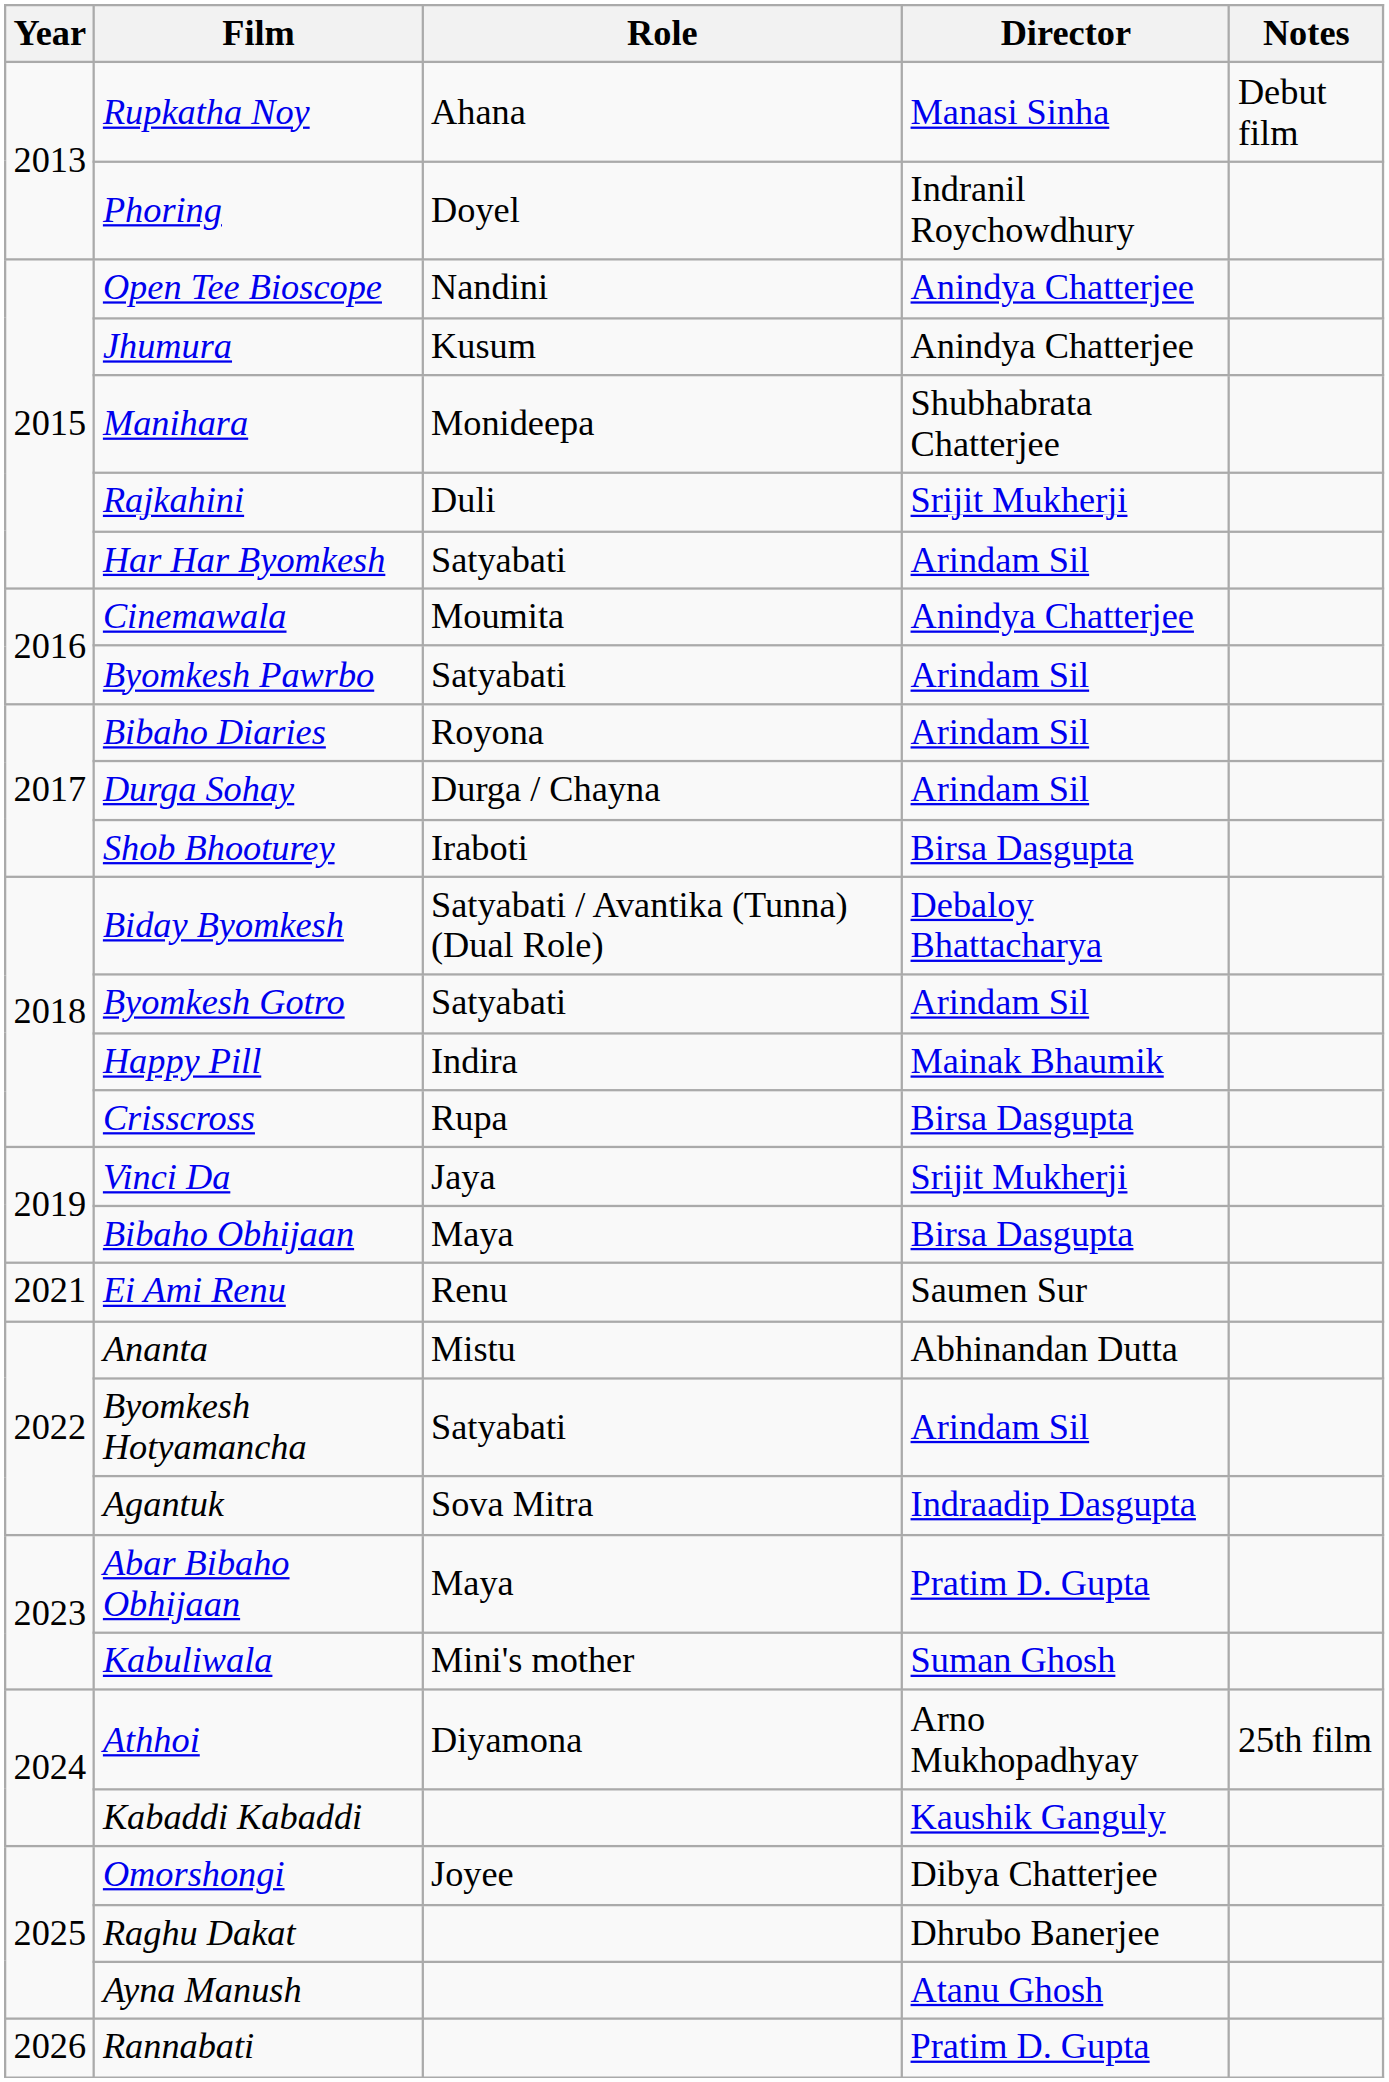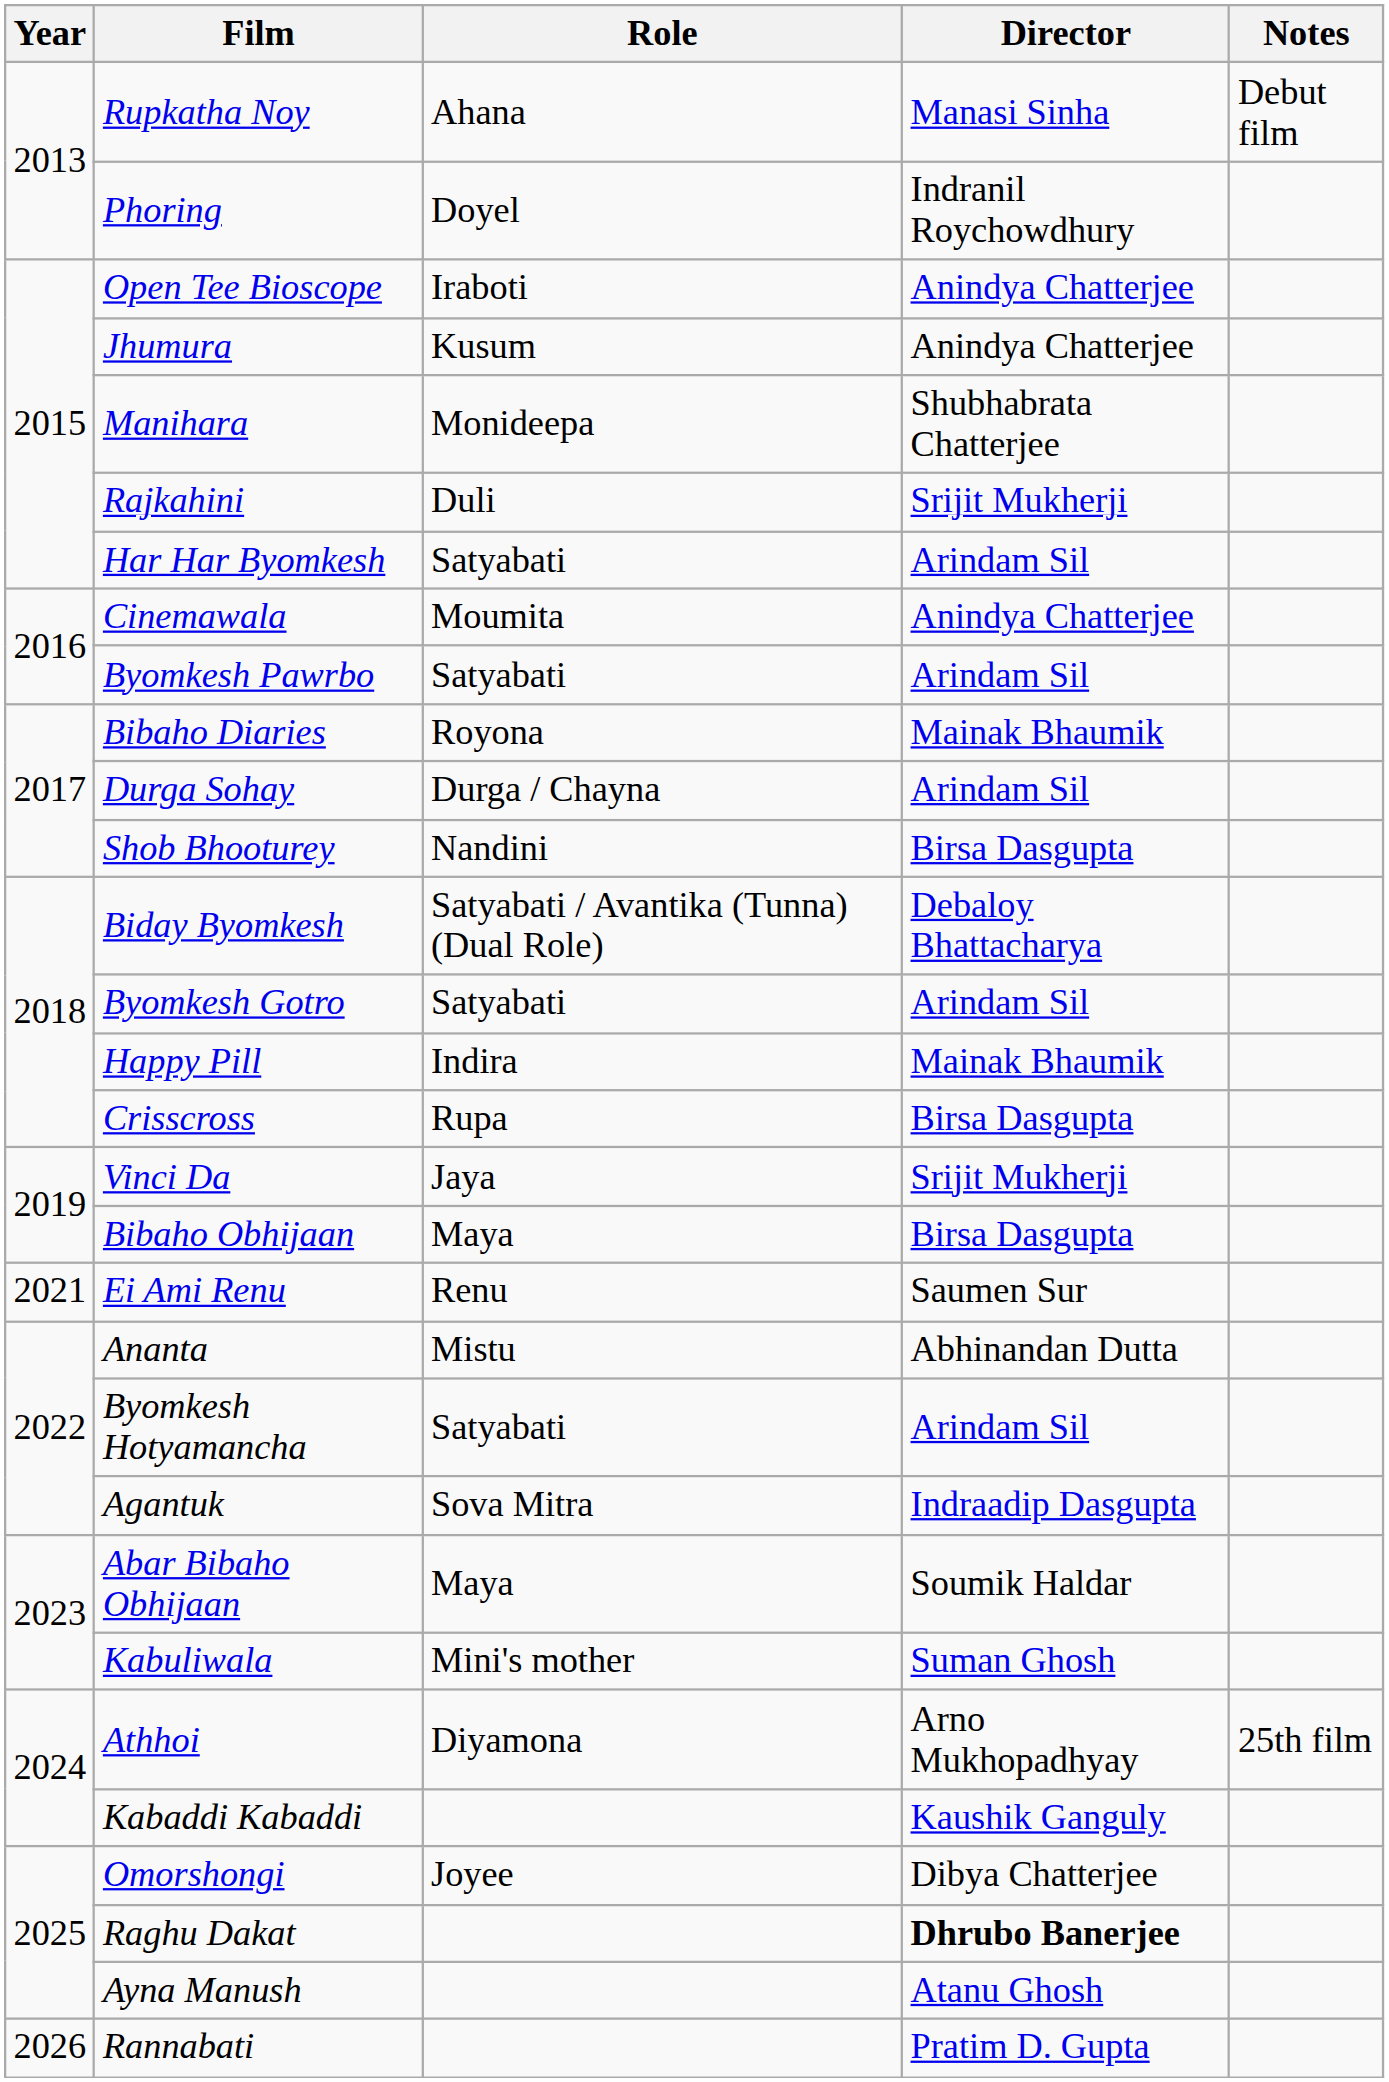(490, 287) Nandini -> (479, 287) Iraboti
(1000, 731) Arindam Sil -> (1037, 731) Mainak Bhaumik
(479, 847) Iraboti -> (490, 847) Nandini
(1030, 1582) Pratim D. Gupta -> (1021, 1582) Soumik Haldar
(1035, 1932) normal -> (1045, 1932) bold
